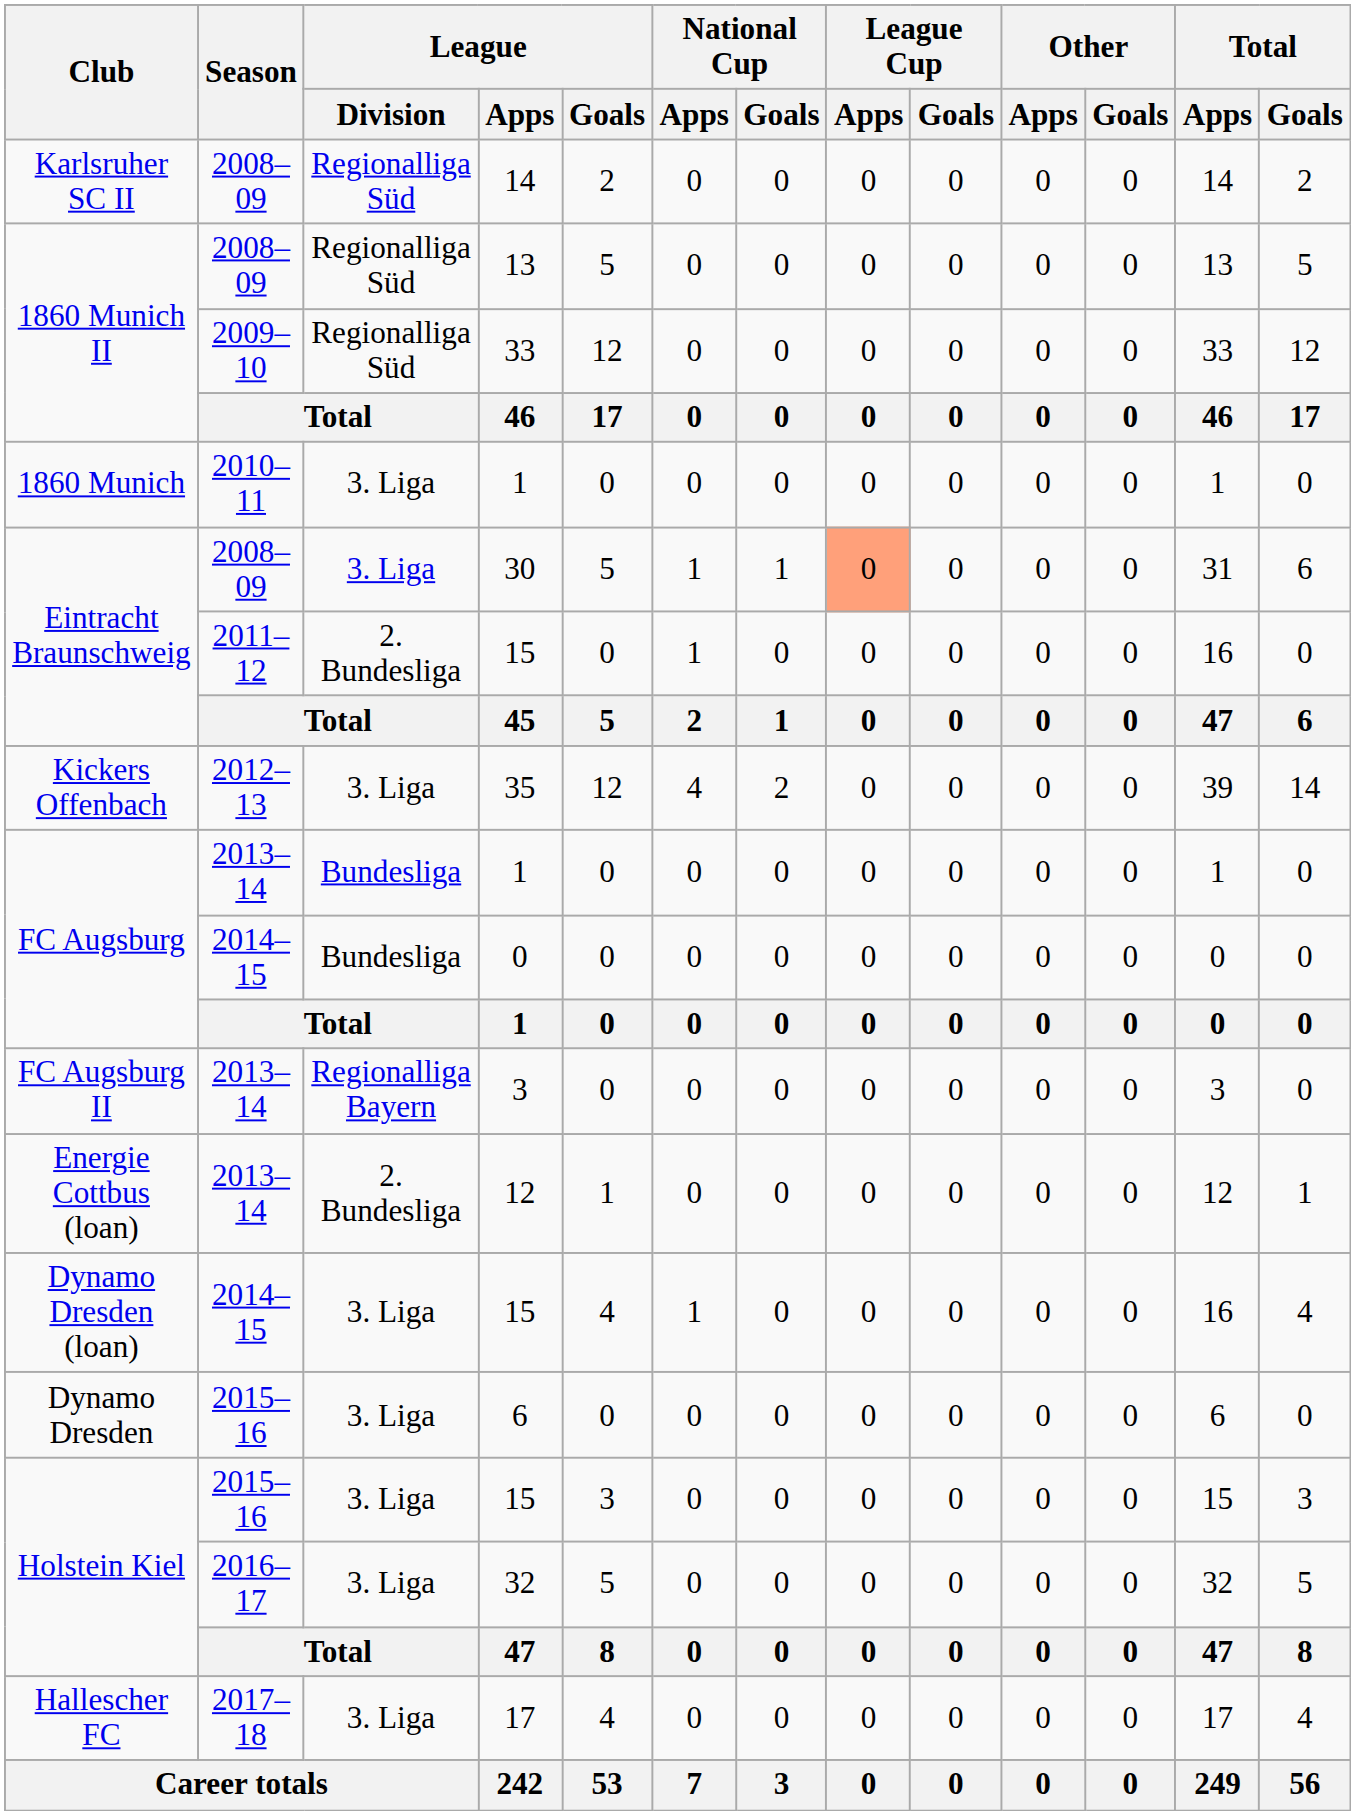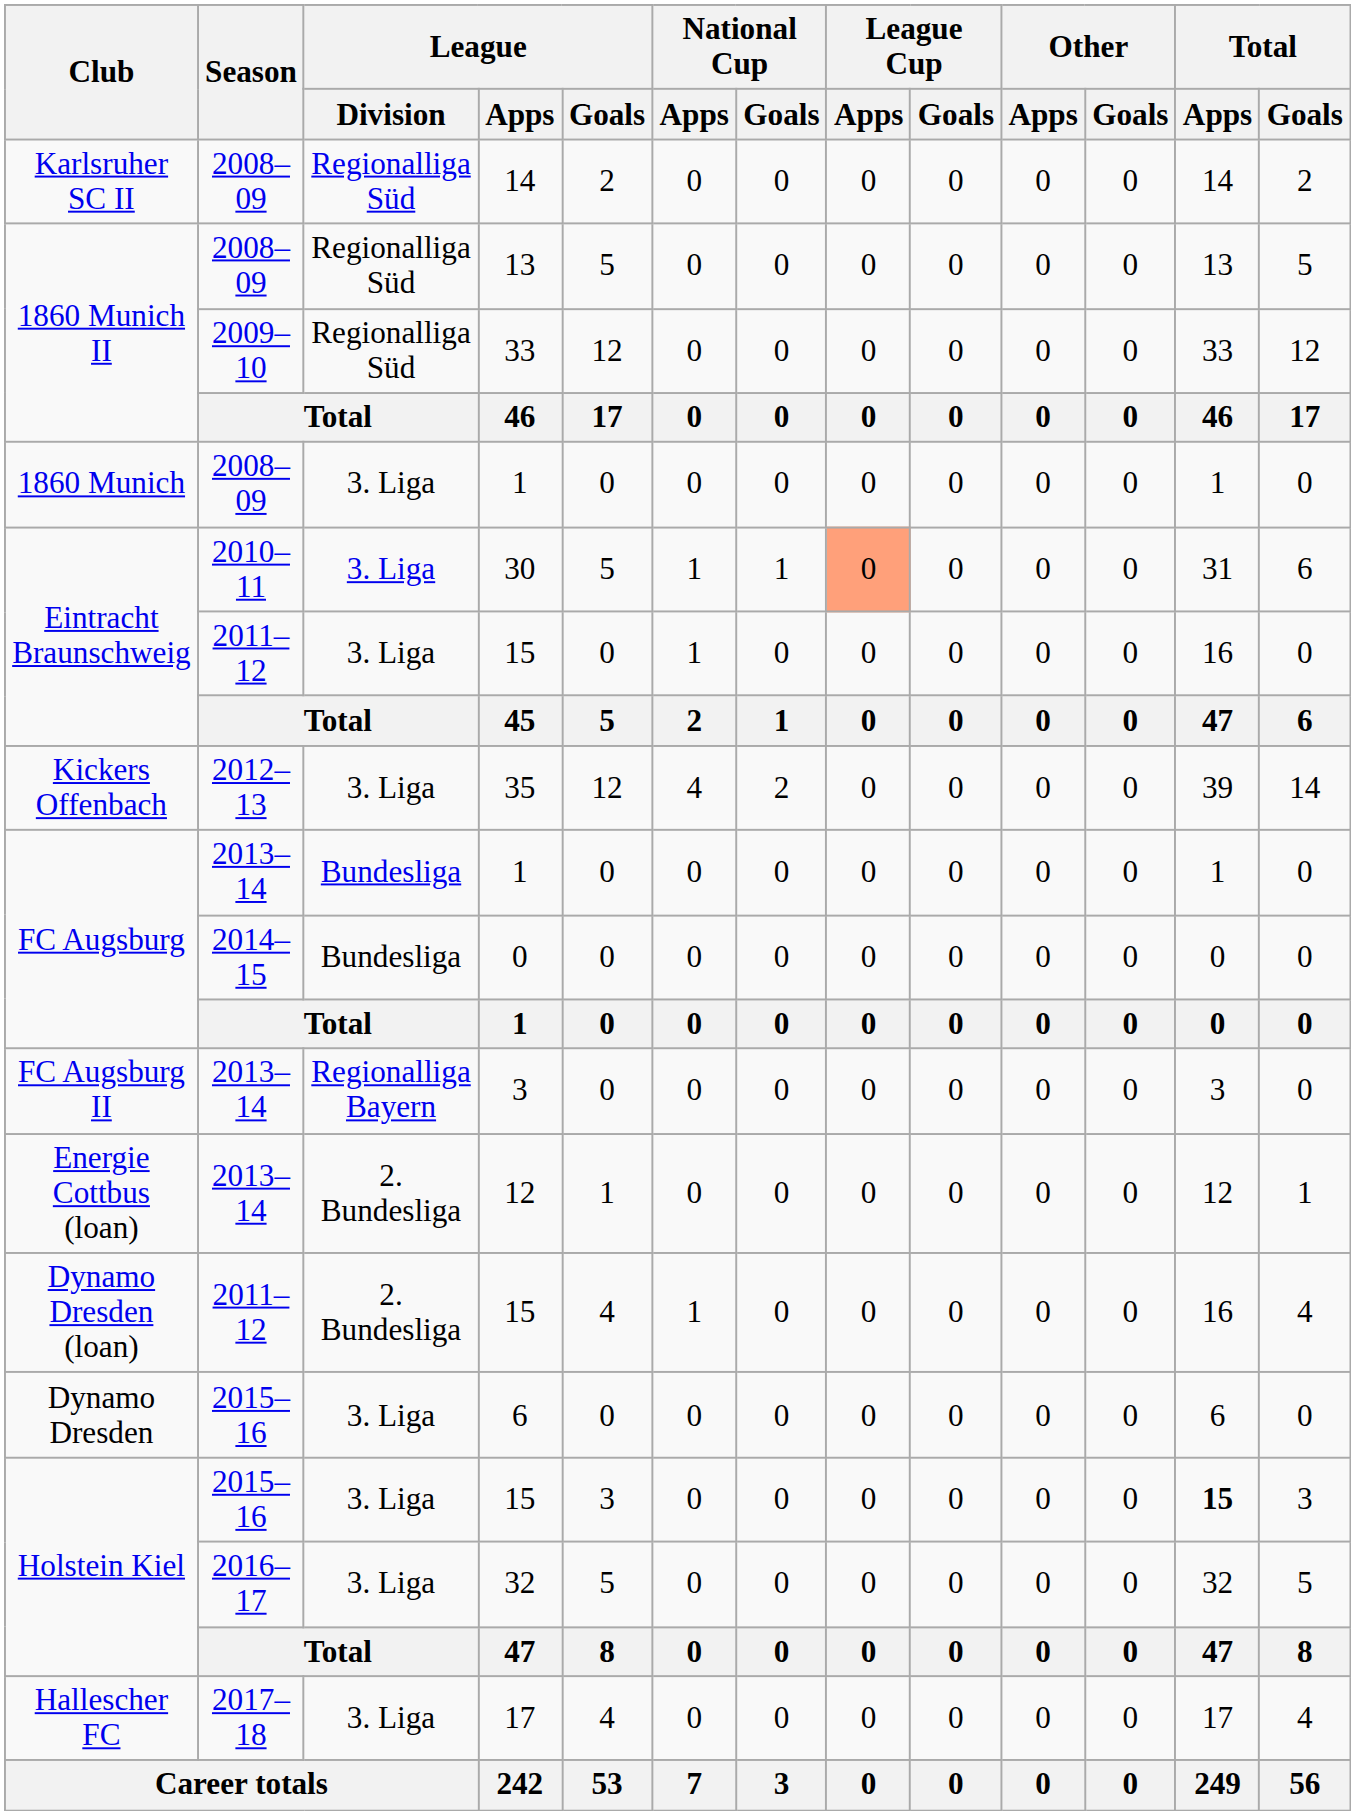(251, 484) 2010–11 -> (251, 484) 2008–09
(251, 568) 2008–09 -> (251, 568) 2010–11
(391, 653) 2. Bundesliga -> (391, 653) 3. Liga
(251, 1312) 2014–15 -> (251, 1312) 2011–12
(391, 1312) 3. Liga -> (391, 1312) 2. Bundesliga
(1218, 1499) normal -> (1218, 1499) bold
